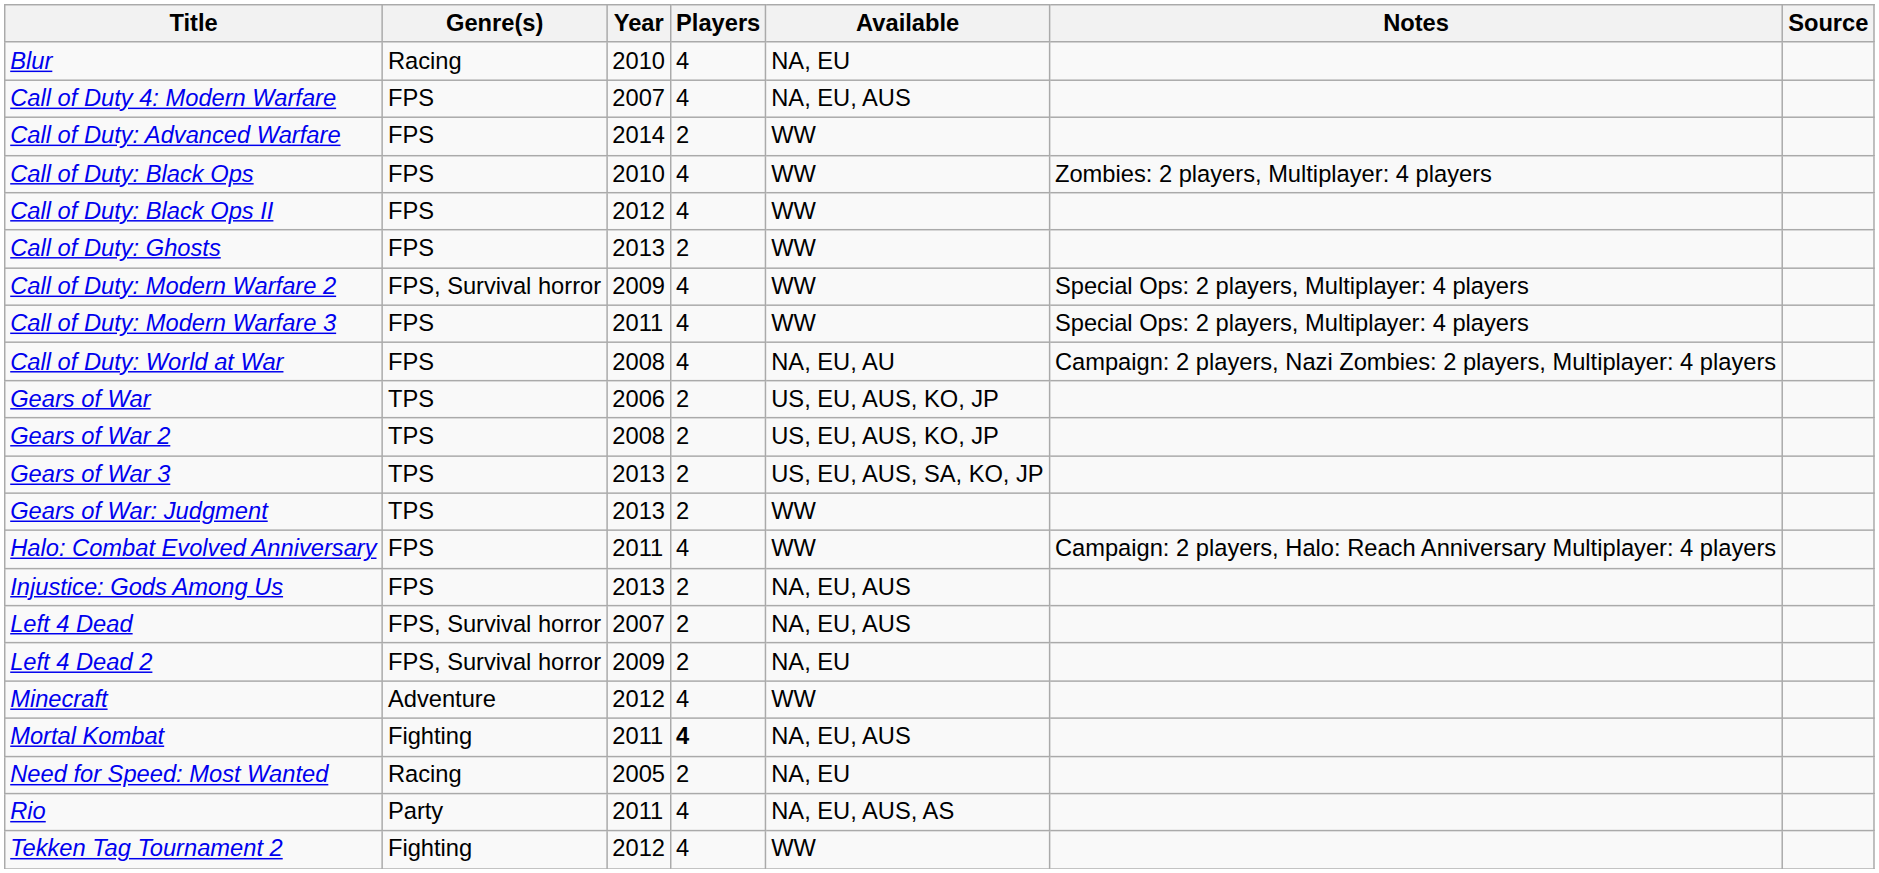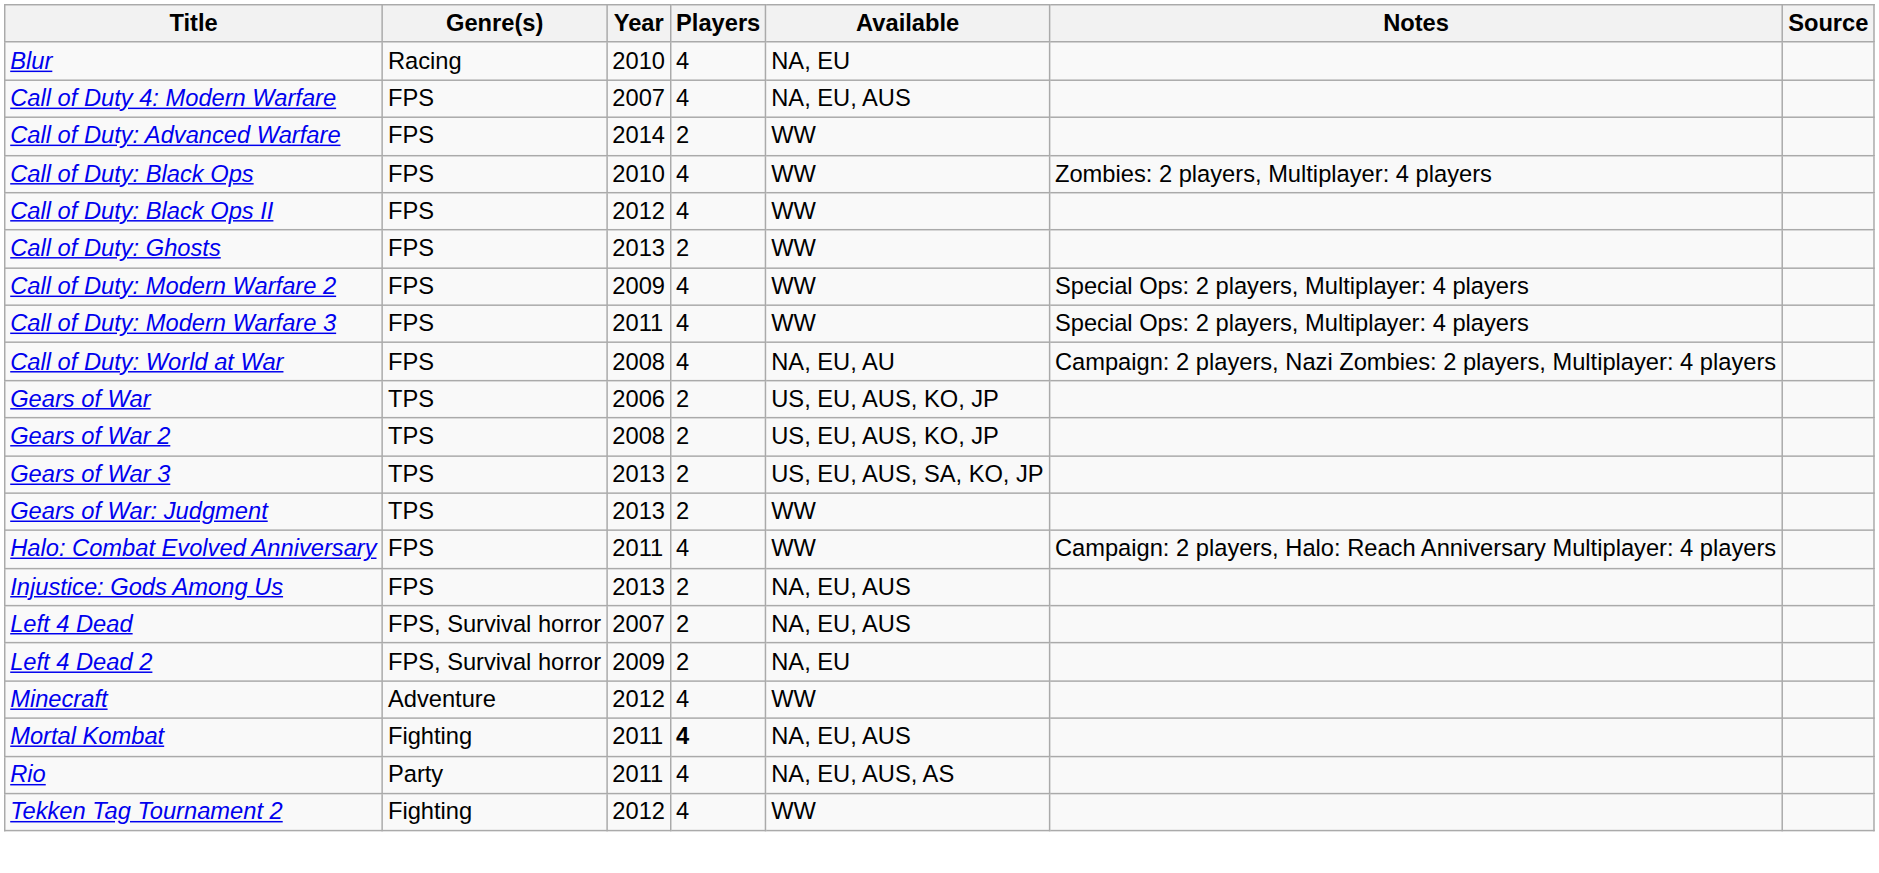(495, 286) FPS, Survival horror -> (411, 286) FPS
- row: (169, 774)
